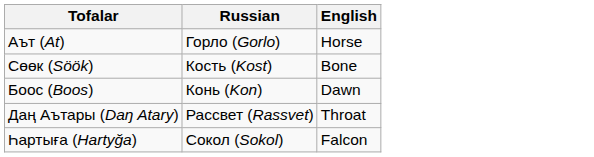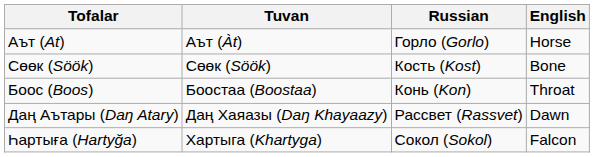+ column: (287, 16)
(341, 90) Dawn -> (552, 90) Throat
(343, 115) Throat -> (550, 115) Dawn
